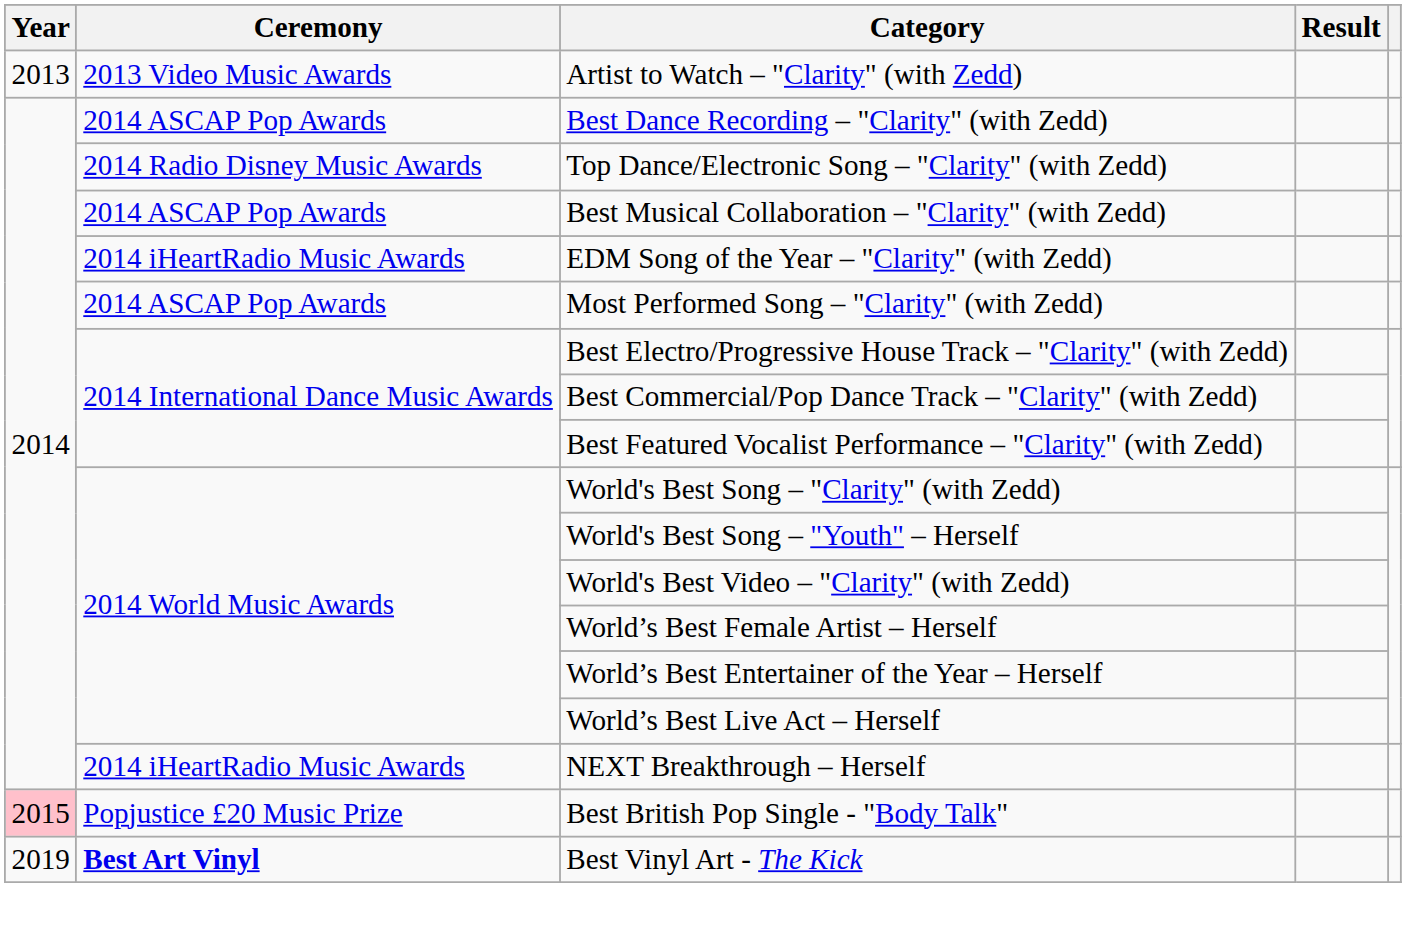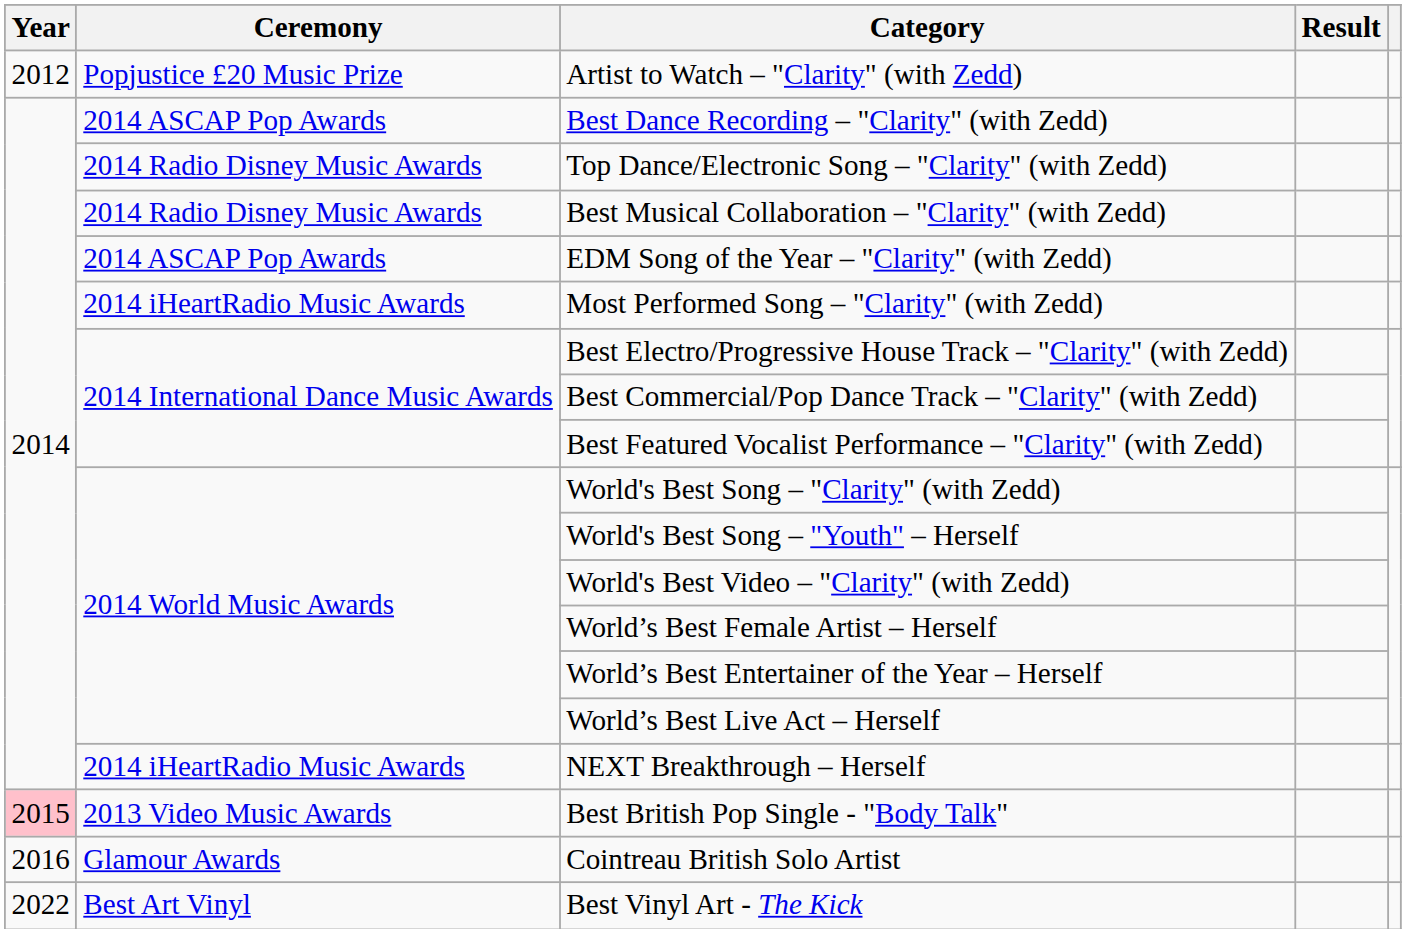(41, 73) 2013 -> (41, 73) 2012
(237, 73) 2013 Video Music Awards -> (243, 73) Popjustice £20 Music Prize
(235, 212) 2014 ASCAP Pop Awards -> (283, 212) 2014 Radio Disney Music Awards
(274, 258) 2014 iHeartRadio Music Awards -> (235, 258) 2014 ASCAP Pop Awards
(235, 304) 2014 ASCAP Pop Awards -> (274, 304) 2014 iHeartRadio Music Awards
(243, 812) Popjustice £20 Music Prize -> (237, 812) 2013 Video Music Awards
+ row: (733, 858)
(41, 858) 2019 -> (41, 905) 2022
(171, 858) bold -> (167, 905) normal
